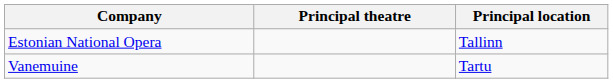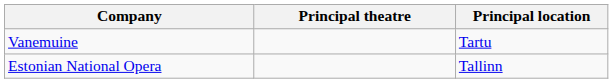rows swapped: (85, 41) <-> (43, 66)
